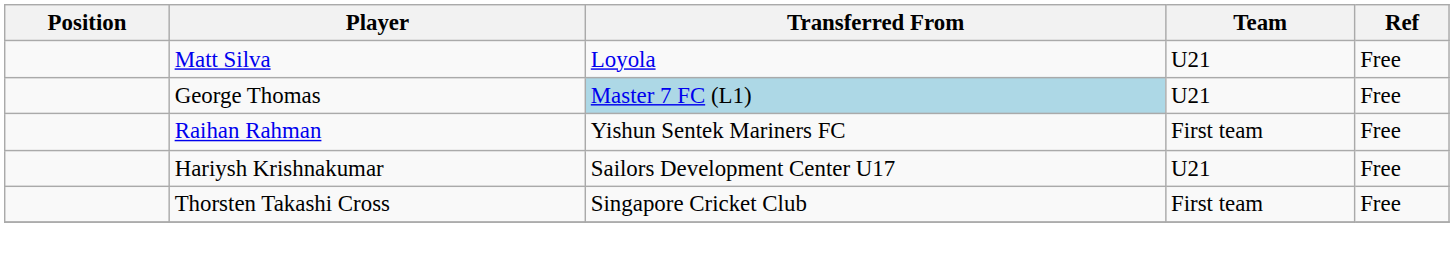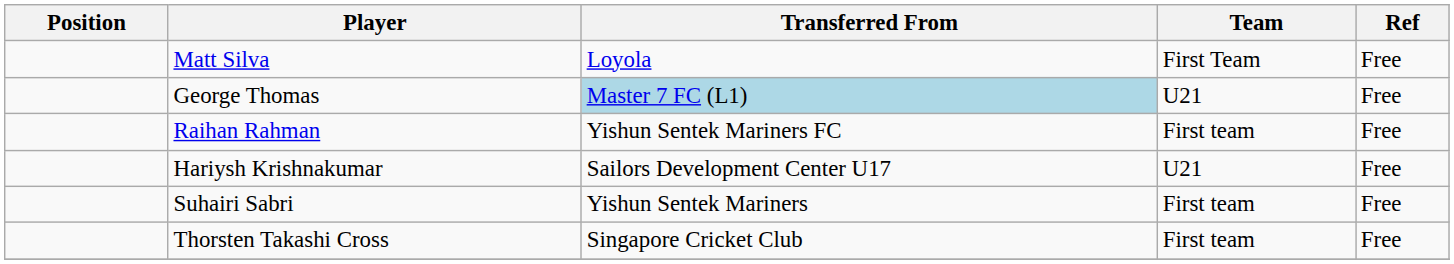(1191, 58) U21 -> (1212, 58) First Team
+ row: (234, 204)
